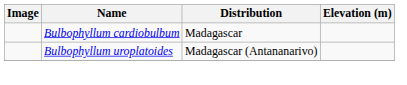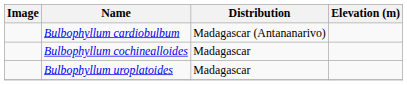(214, 32) Madagascar -> (260, 32) Madagascar (Antananarivo)
+ row: (116, 51)
(251, 51) Madagascar (Antananarivo) -> (222, 70) Madagascar
